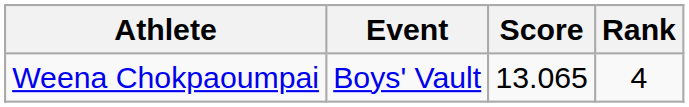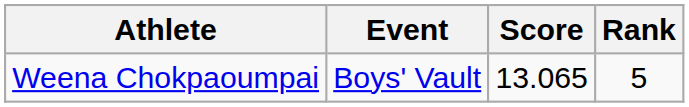(639, 77) 4 -> (639, 77) 5
